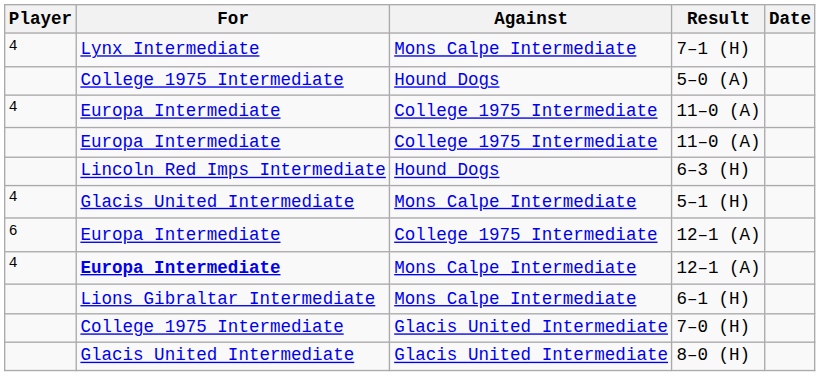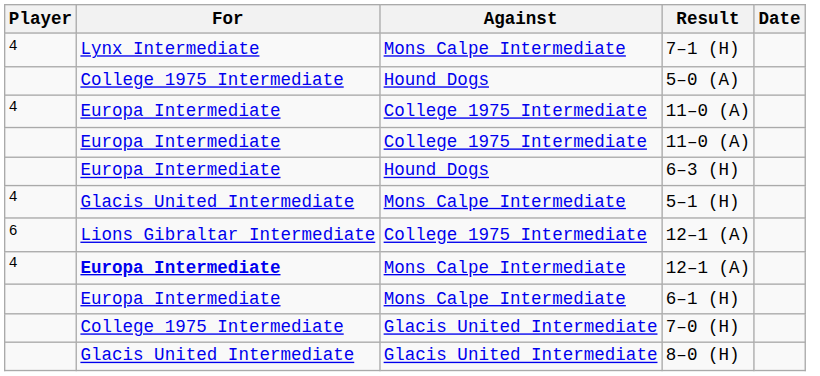(233, 171) Lincoln Red Imps Intermediate -> (180, 171) Europa Intermediate
(180, 235) Europa Intermediate -> (228, 235) Lions Gibraltar Intermediate
(228, 299) Lions Gibraltar Intermediate -> (180, 299) Europa Intermediate
